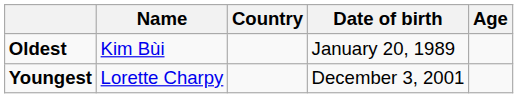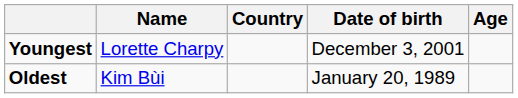rows swapped: (50, 78) <-> (38, 48)
